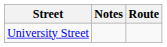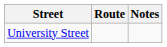columns swapped: (144, 14) <-> (109, 14)
